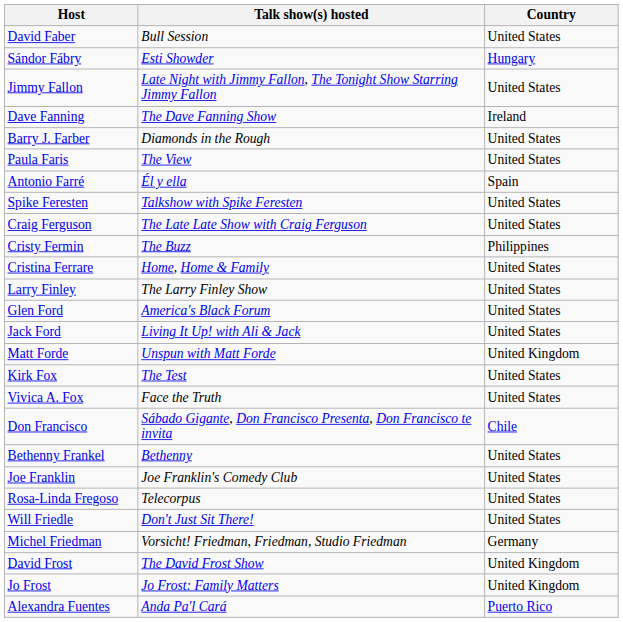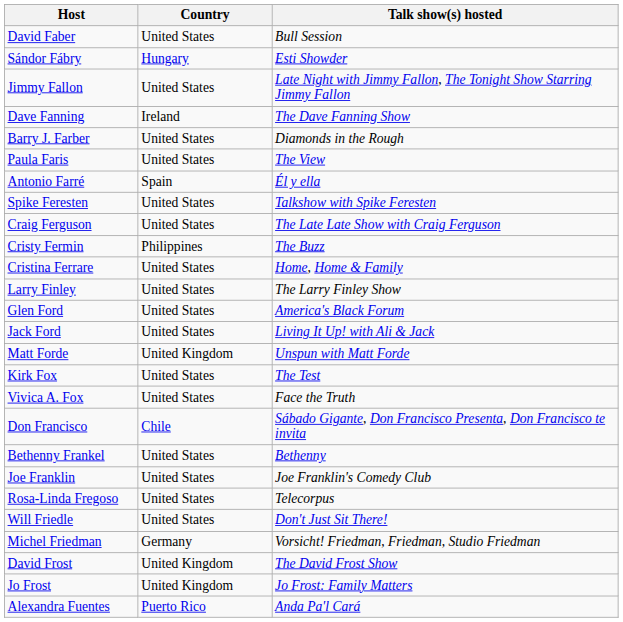columns swapped: (551, 15) <-> (311, 15)
